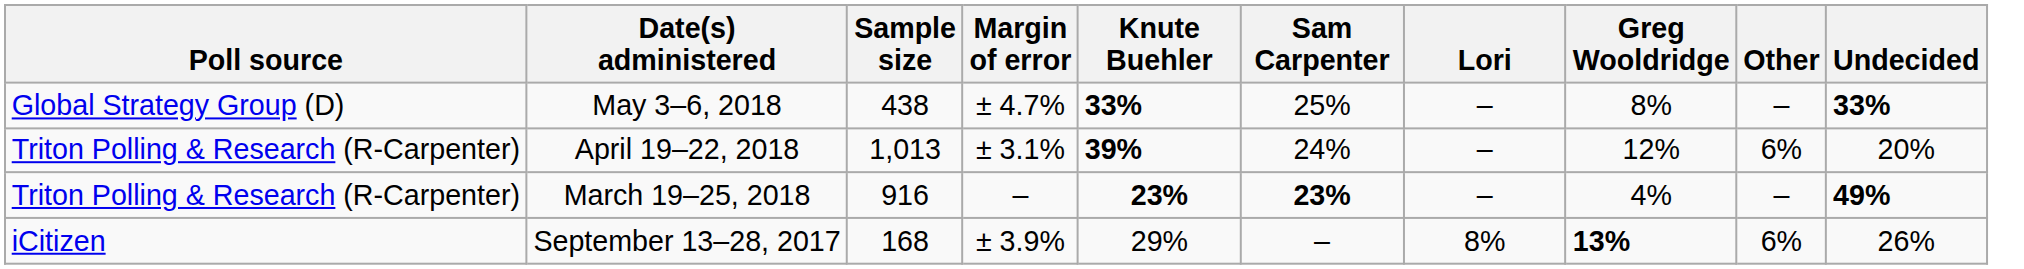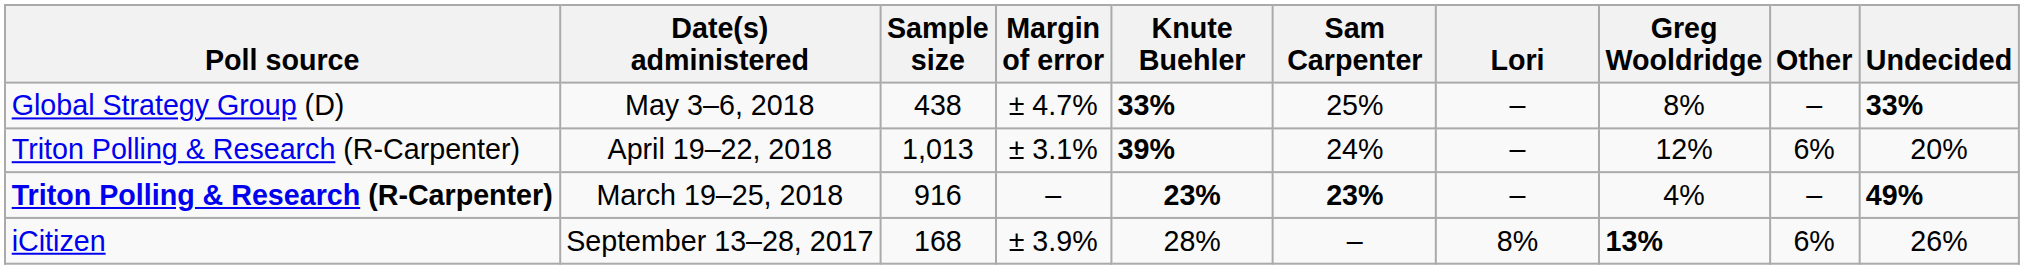(266, 196) normal -> (282, 196) bold
(1159, 241) 29% -> (1192, 241) 28%
